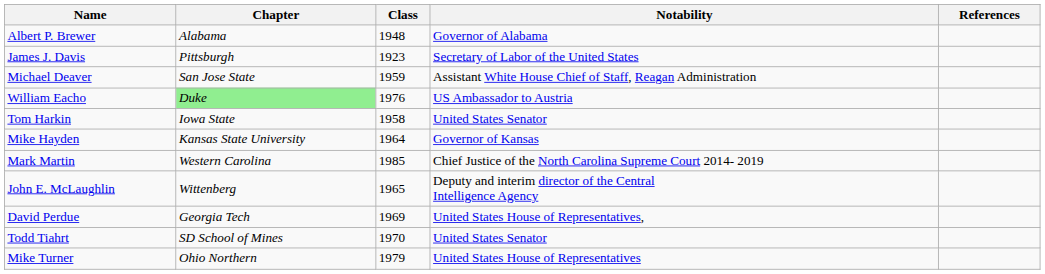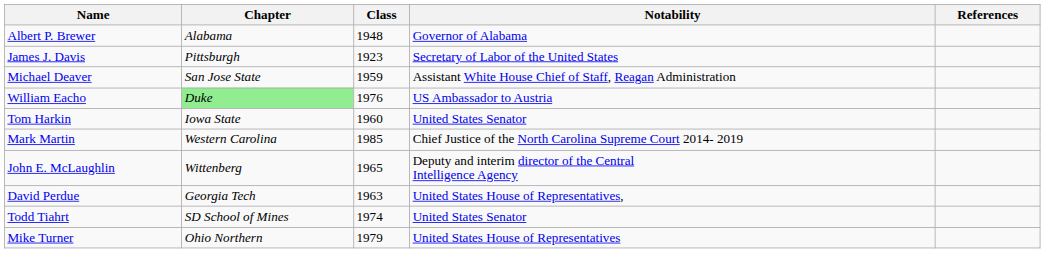(392, 118) 1958 -> (370, 118) 1960
- row: (43, 139)
(392, 216) 1969 -> (370, 196) 1963
(392, 237) 1970 -> (370, 216) 1974
